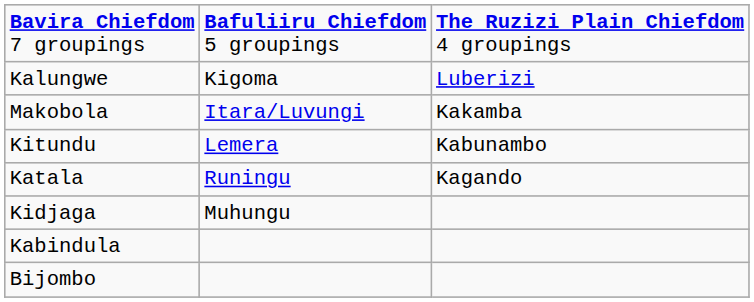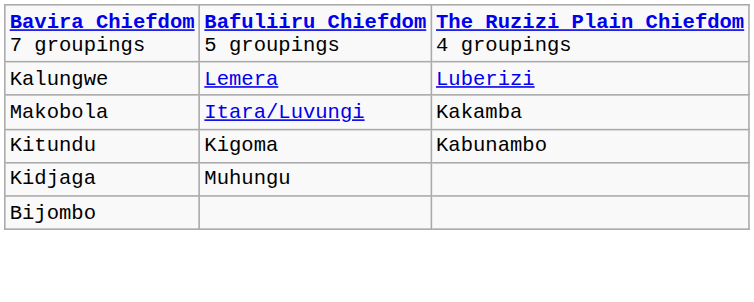(241, 79) Kigoma -> (241, 79) Lemera
(241, 146) Lemera -> (241, 146) Kigoma
- row: (47, 179)
- row: (65, 246)
